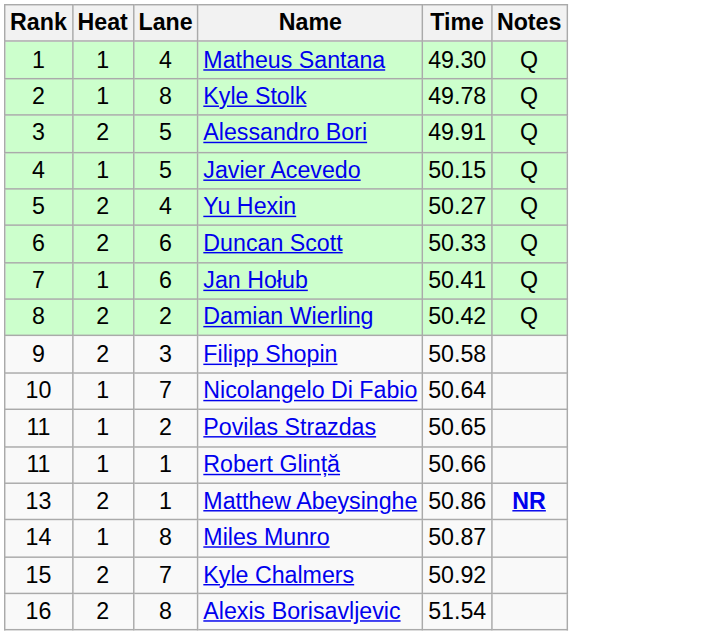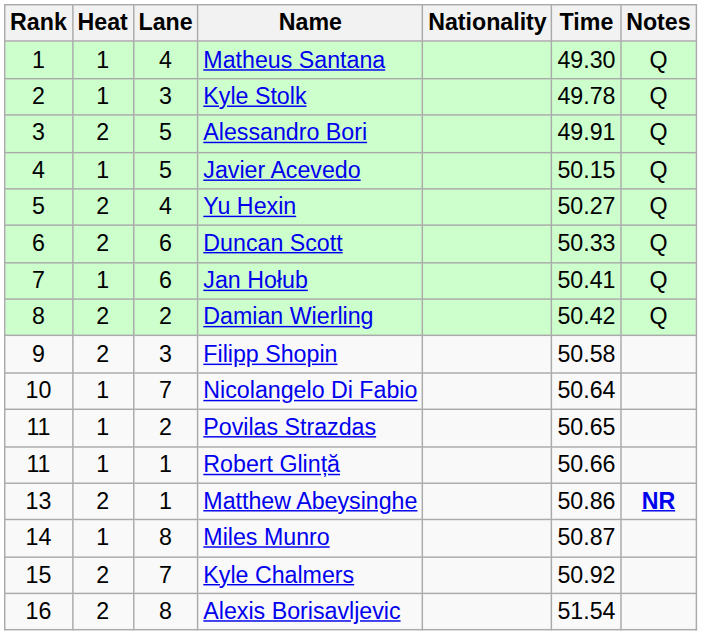+ column: (487, 22)
(166, 96) 8 -> (166, 96) 3
